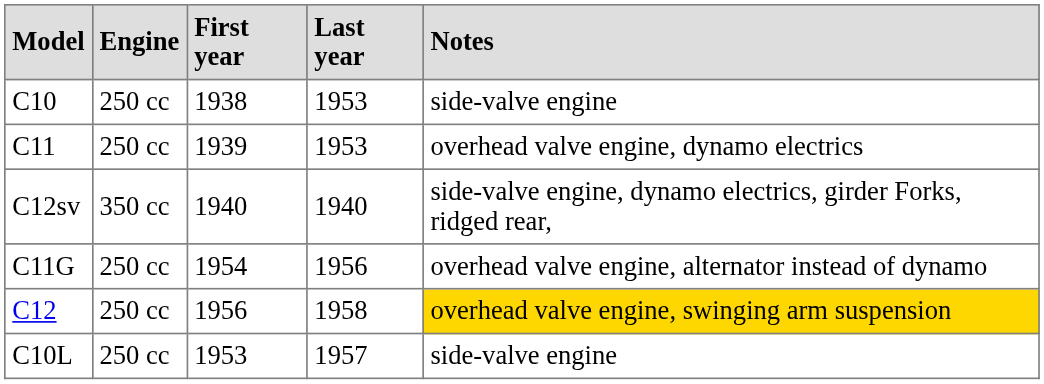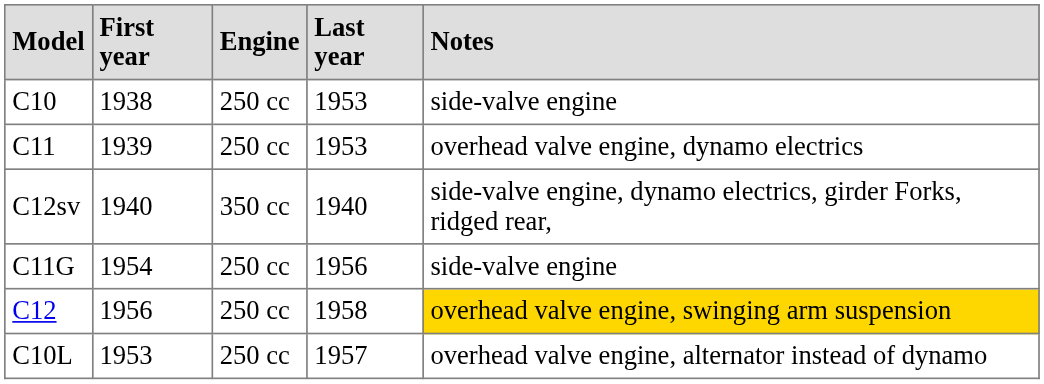columns swapped: (139, 41) <-> (221, 41)
(709, 265) overhead valve engine, alternator instead of dynamo -> (524, 265) side-valve engine
(524, 355) side-valve engine -> (709, 355) overhead valve engine, alternator instead of dynamo
